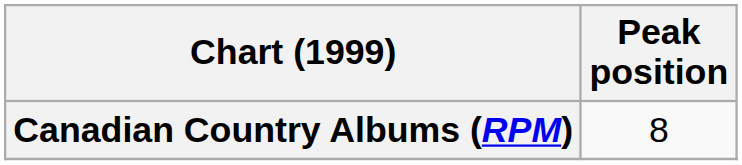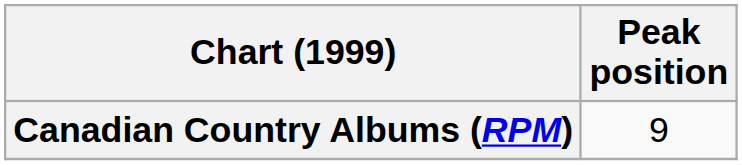(659, 129) 8 -> (659, 129) 9
